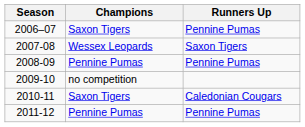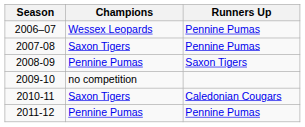(99, 29) Saxon Tigers -> (110, 29) Wessex Leopards
(110, 46) Wessex Leopards -> (99, 46) Saxon Tigers
(216, 46) Saxon Tigers -> (223, 46) Pennine Pumas
(223, 63) Pennine Pumas -> (216, 63) Saxon Tigers
